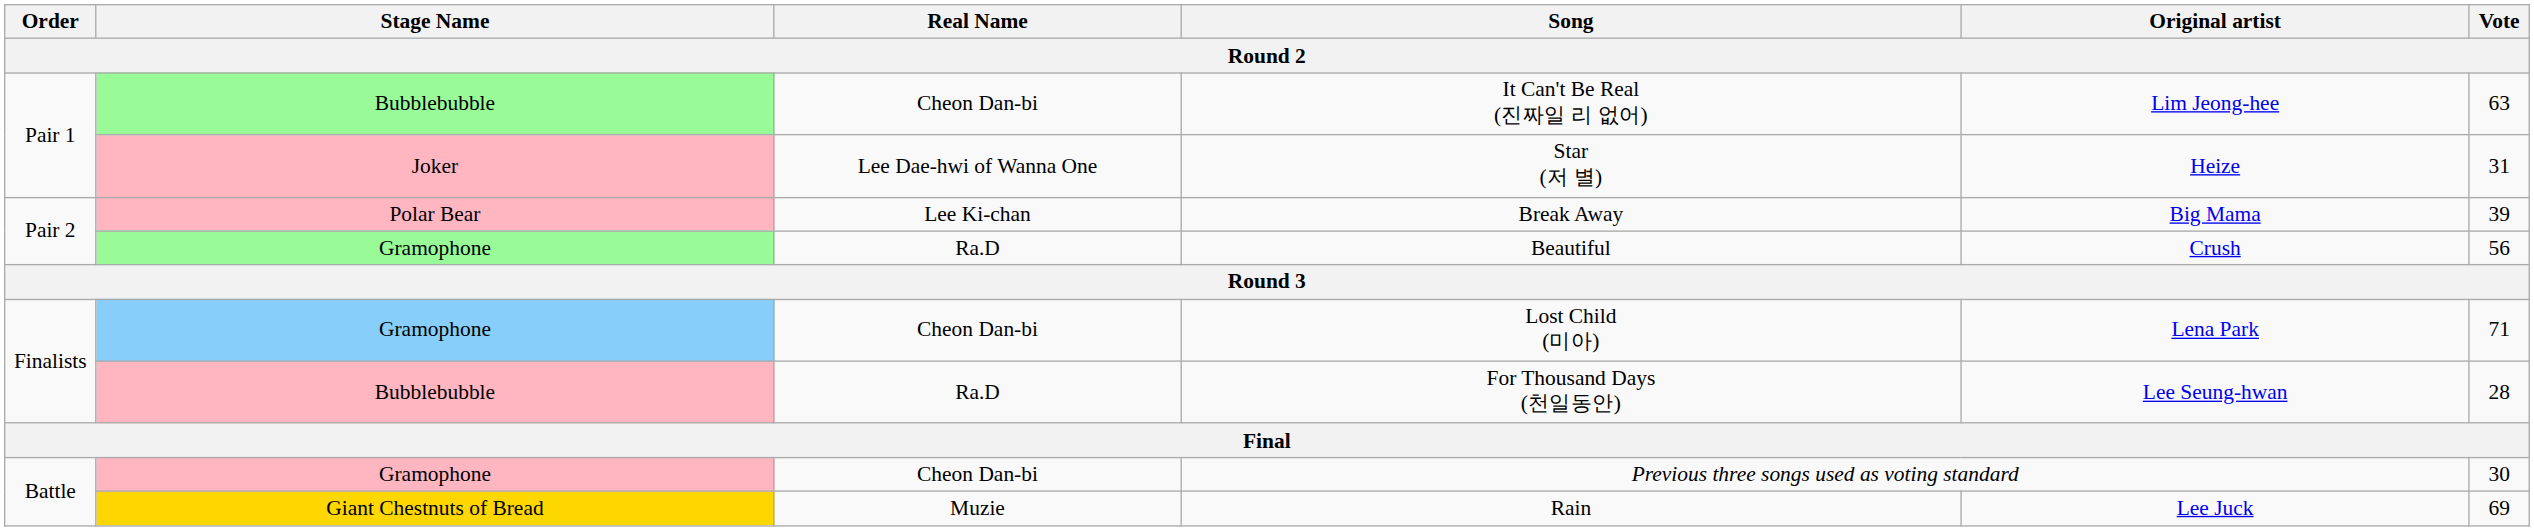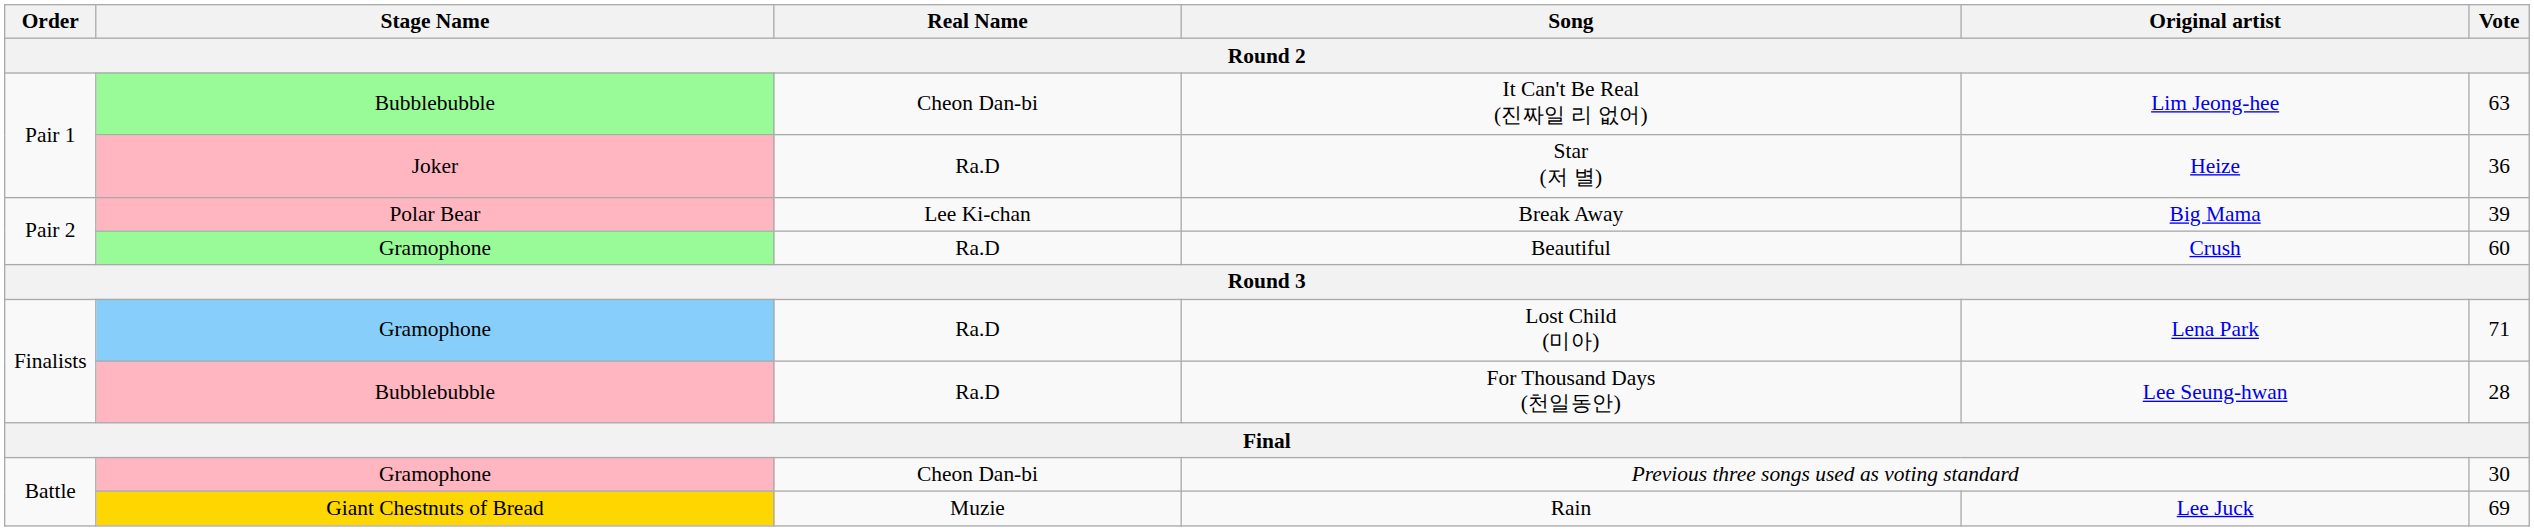(977, 165) Lee Dae-hwi of Wanna One -> (977, 165) Ra.D
(2499, 165) 31 -> (2499, 165) 36
(2499, 247) 56 -> (2499, 247) 60
(977, 329) Cheon Dan-bi -> (977, 329) Ra.D
